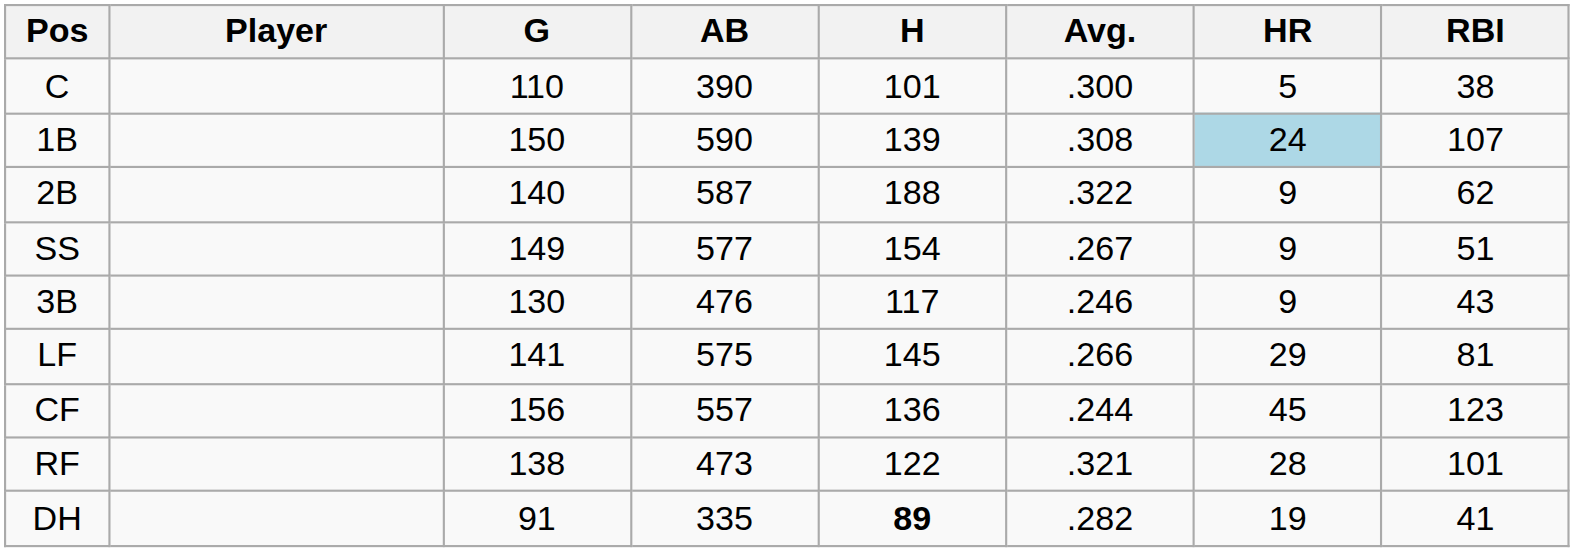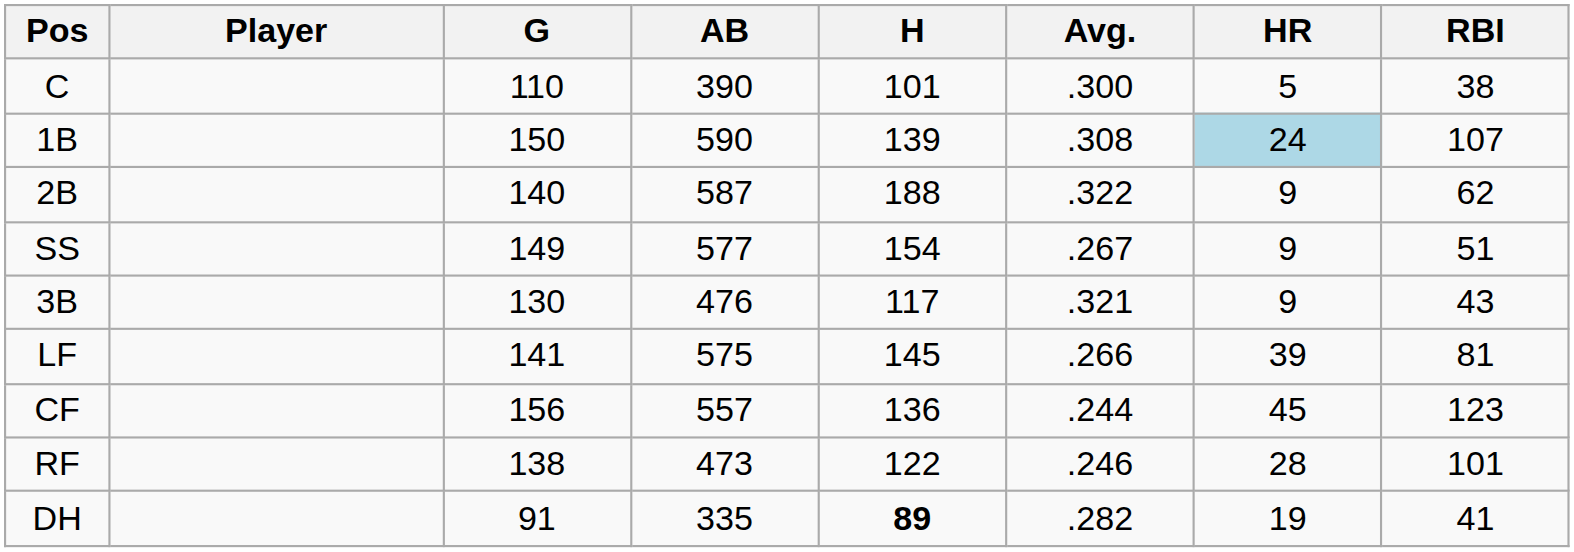(1100, 301) .246 -> (1100, 301) .321
(1288, 355) 29 -> (1288, 355) 39
(1100, 463) .321 -> (1100, 463) .246
